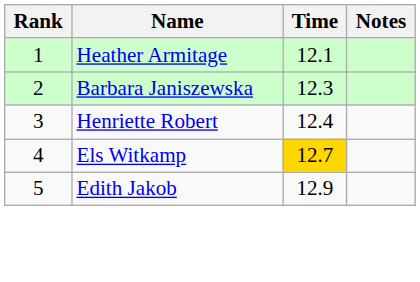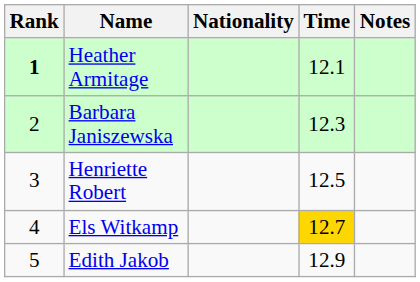+ column: (243, 21)
(38, 54) normal -> (34, 66) bold
(315, 121) 12.4 -> (327, 181) 12.5
